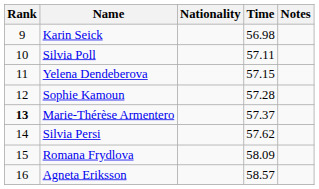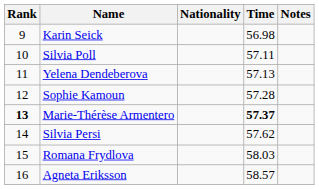(261, 74) 57.15 -> (261, 74) 57.13
(261, 114) normal -> (261, 114) bold
(261, 154) 58.09 -> (261, 154) 58.03
